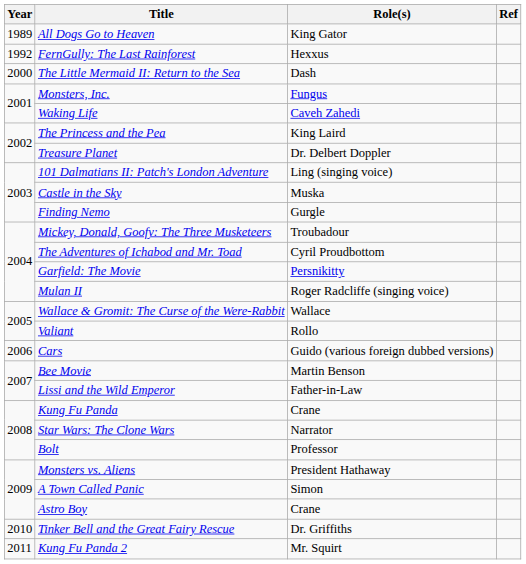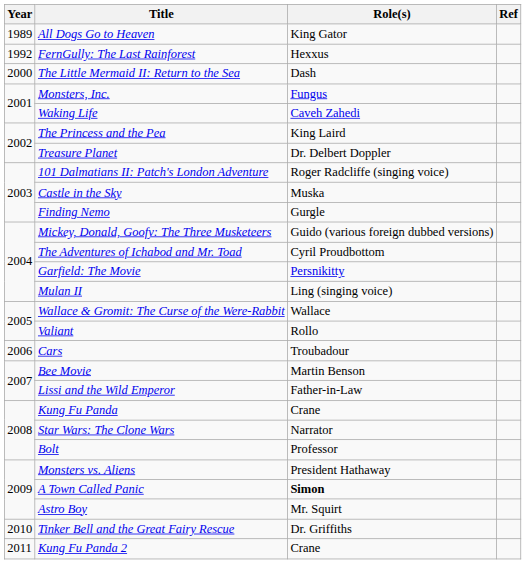(341, 172) Ling (singing voice) -> (369, 172) Roger Radcliffe (singing voice)
(320, 232) Troubadour -> (392, 232) Guido (various foreign dubbed versions)
(369, 291) Roger Radcliffe (singing voice) -> (341, 291) Ling (singing voice)
(392, 350) Guido (various foreign dubbed versions) -> (320, 350) Troubadour
(307, 489) normal -> (307, 489) bold
(305, 509) Crane -> (316, 509) Mr. Squirt
(316, 548) Mr. Squirt -> (305, 548) Crane
